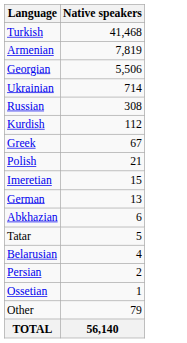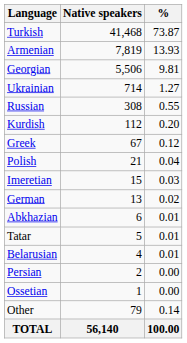+ column: (163, 13)
